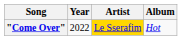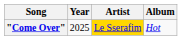(80, 27) 2022 -> (80, 27) 2025
